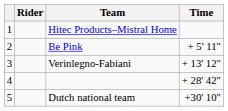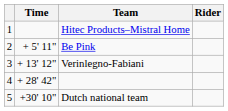columns swapped: (30, 13) <-> (201, 13)
